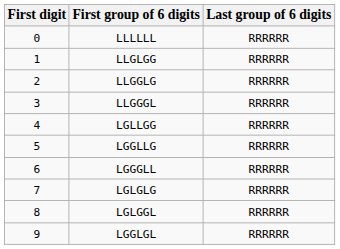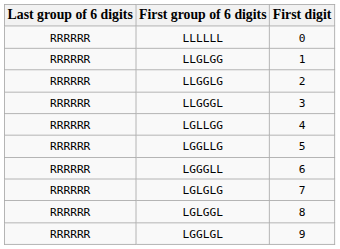columns swapped: (37, 15) <-> (269, 15)
